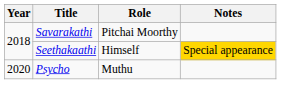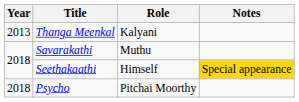+ row: (75, 32)
(140, 32) Pitchai Moorthy -> (136, 50) Muthu
(19, 69) 2020 -> (19, 87) 2018
(117, 69) Muthu -> (158, 87) Pitchai Moorthy
